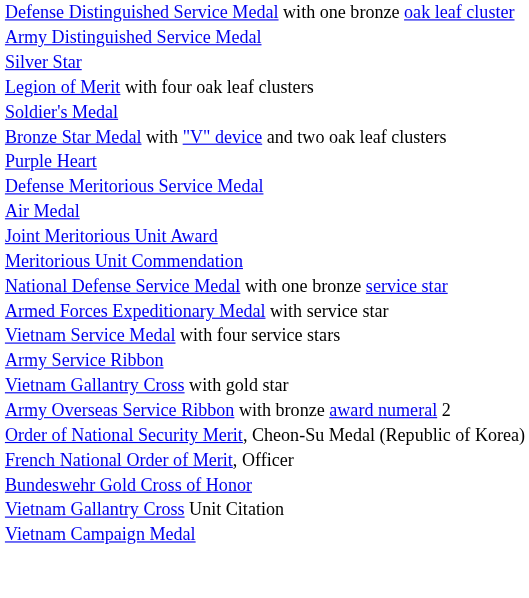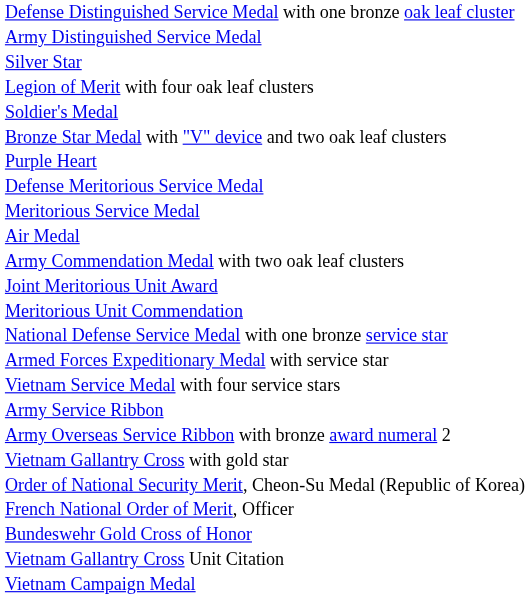+ row: (102, 211)
+ row: (205, 261)
rows swapped: (228, 410) <-> (147, 385)
